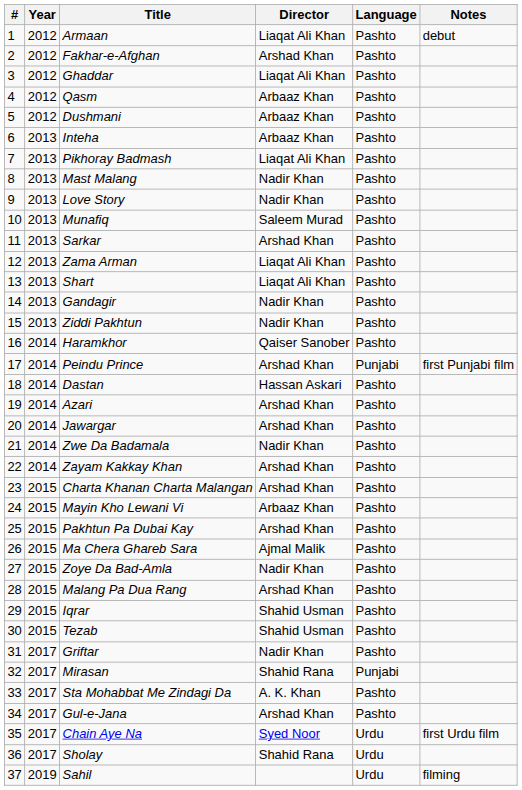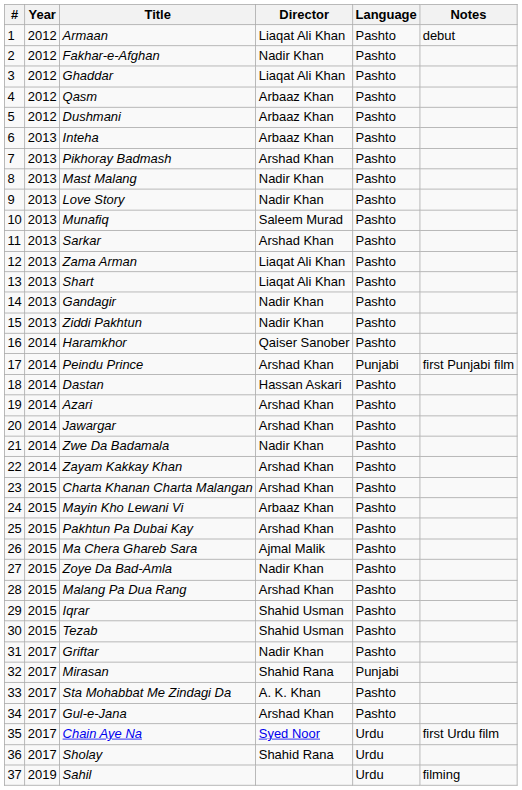(296, 55) Arshad Khan -> (291, 55) Nadir Khan
(302, 158) Liaqat Ali Khan -> (296, 158) Arshad Khan
